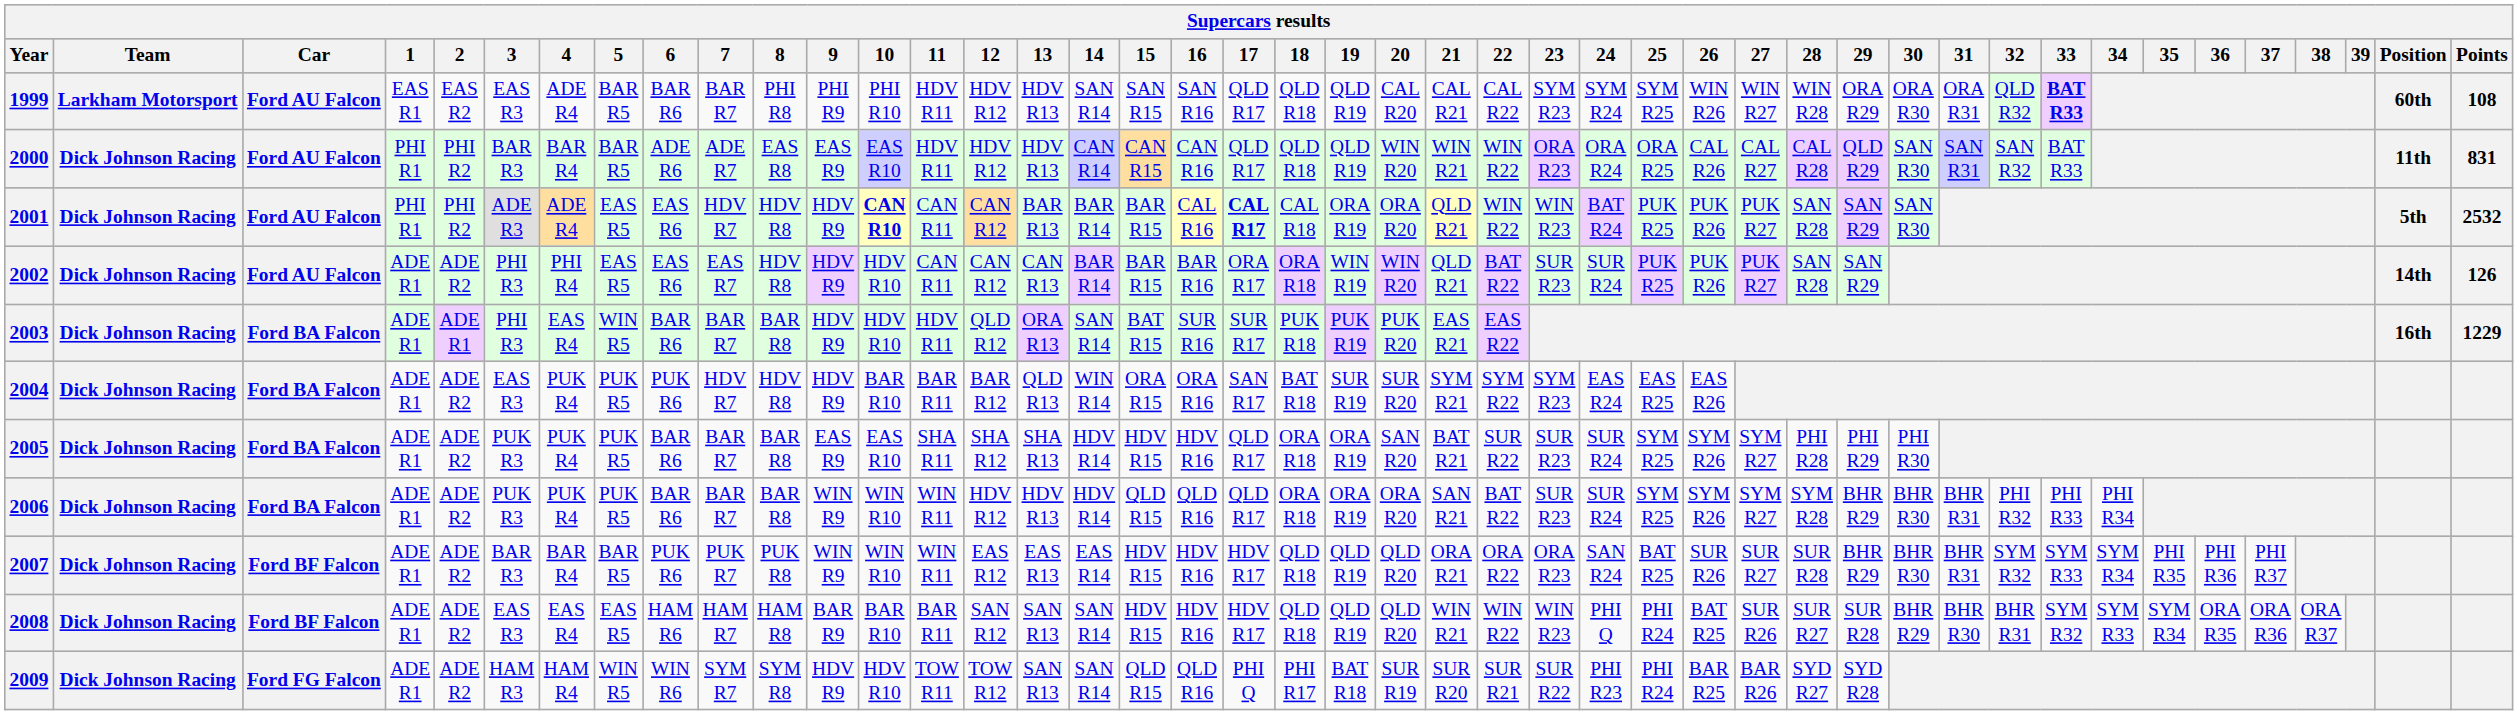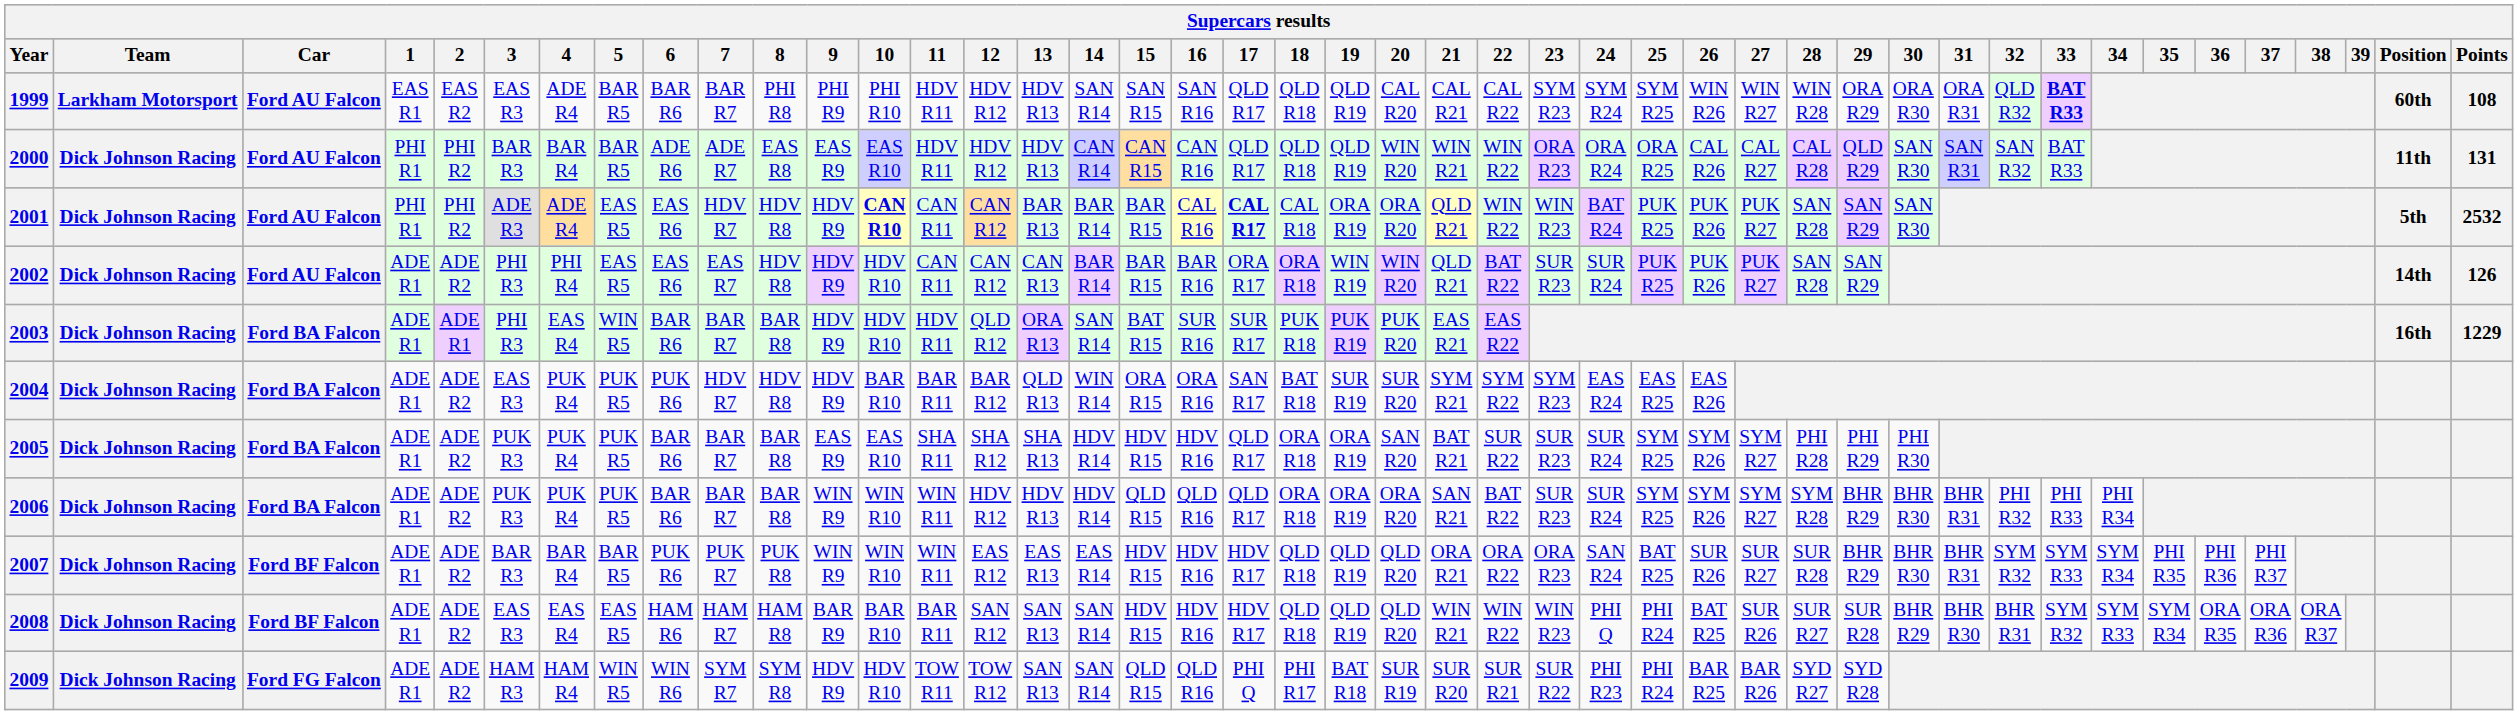(2482, 158) 831 -> (2482, 158) 131
